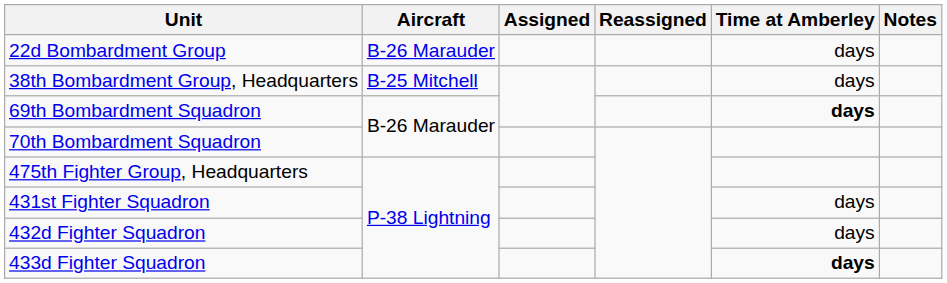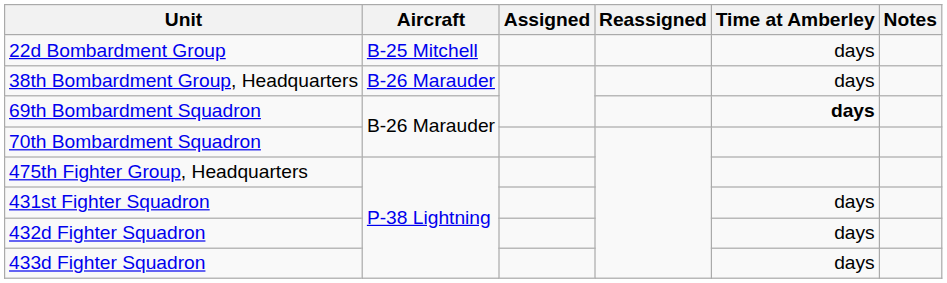(431, 50) B-26 Marauder -> (422, 50) B-25 Mitchell
(422, 80) B-25 Mitchell -> (431, 80) B-26 Marauder
(853, 263) bold -> (854, 263) normal
